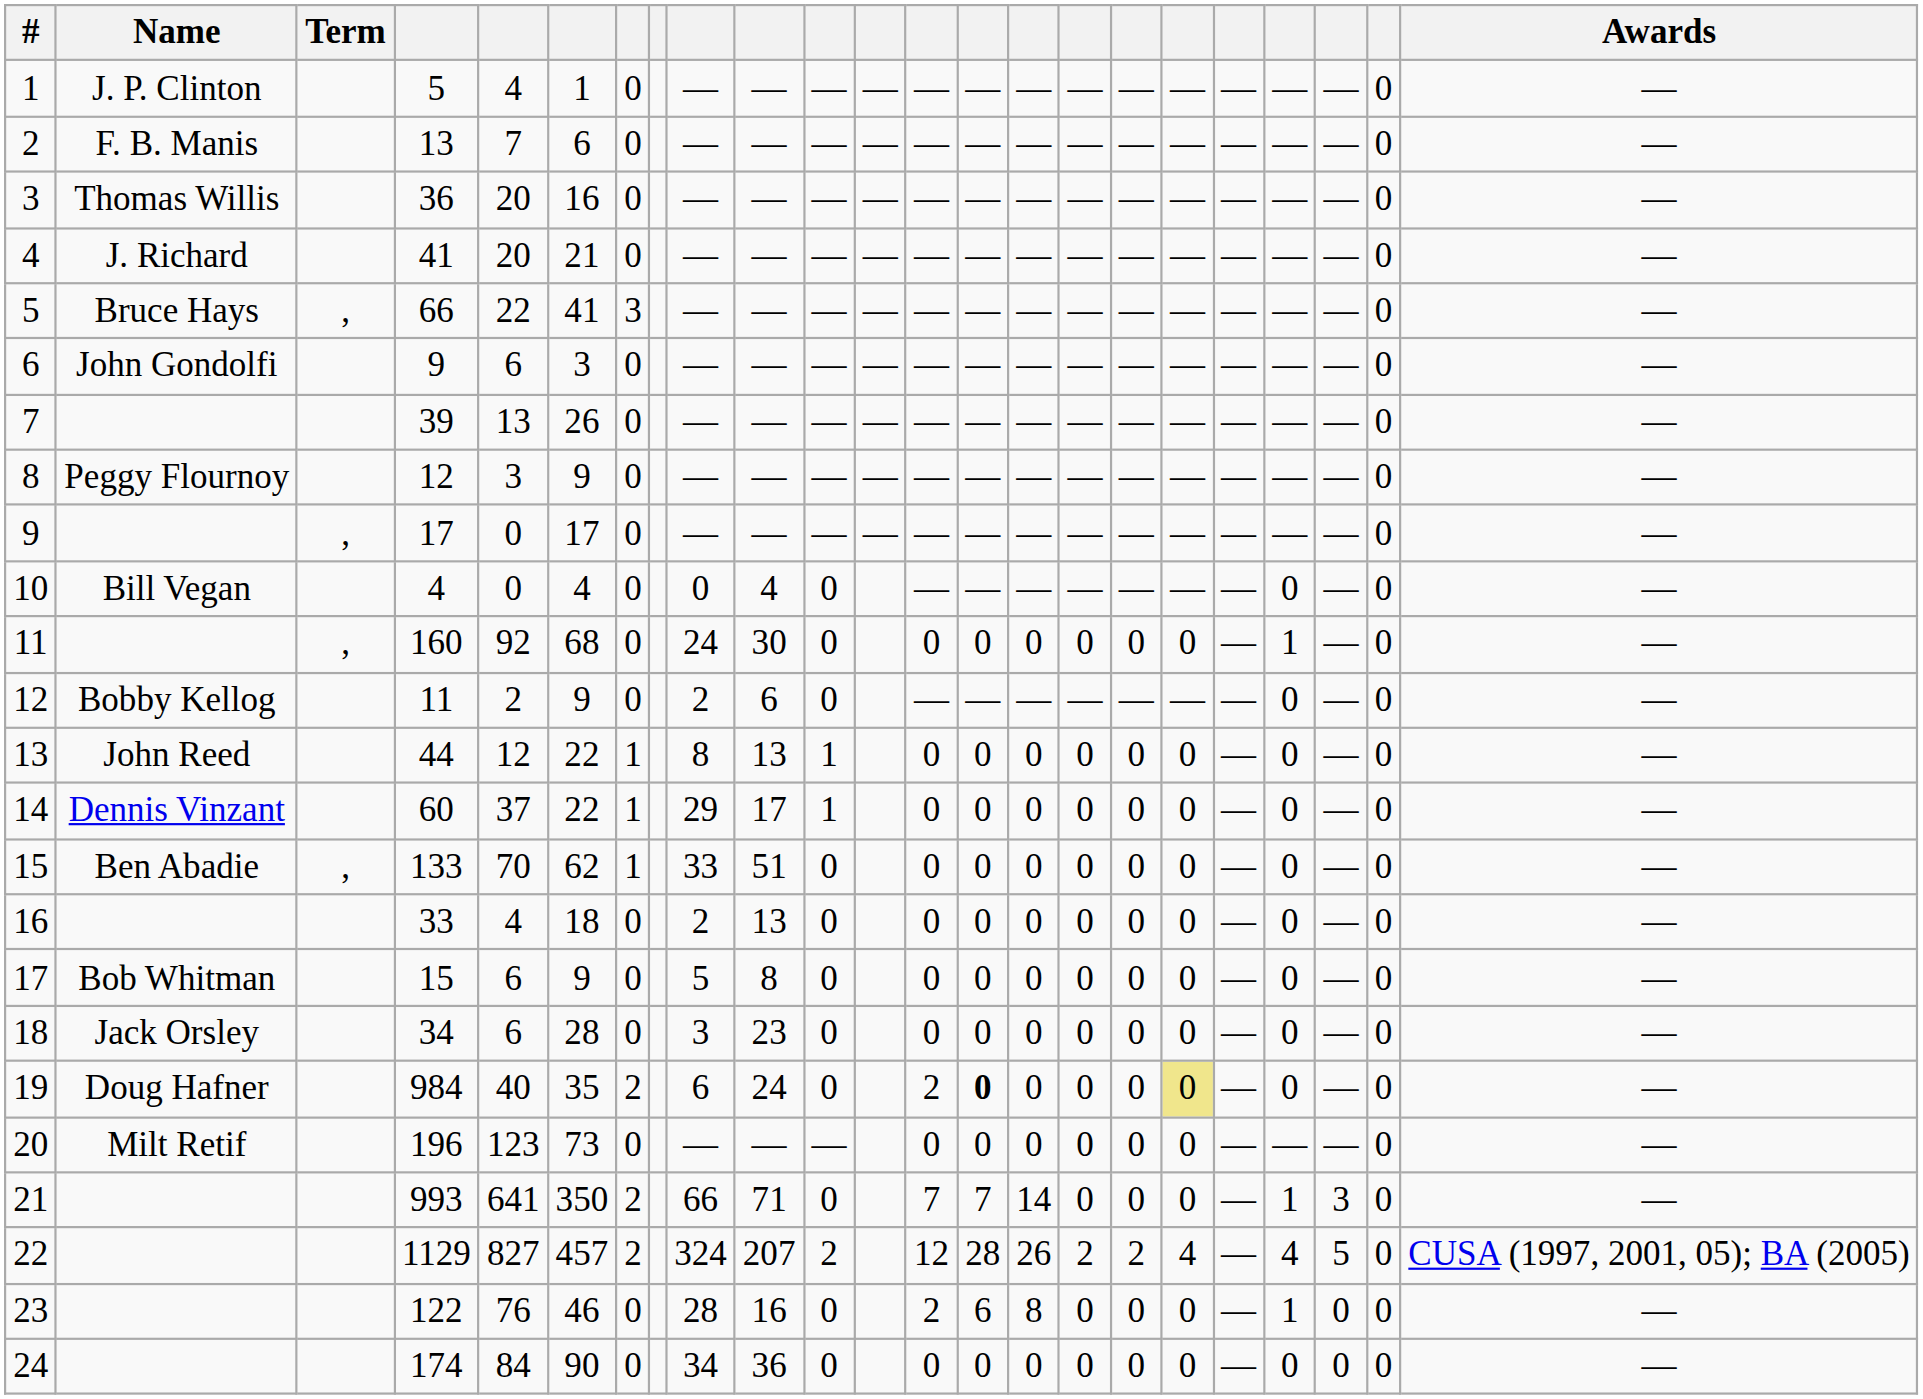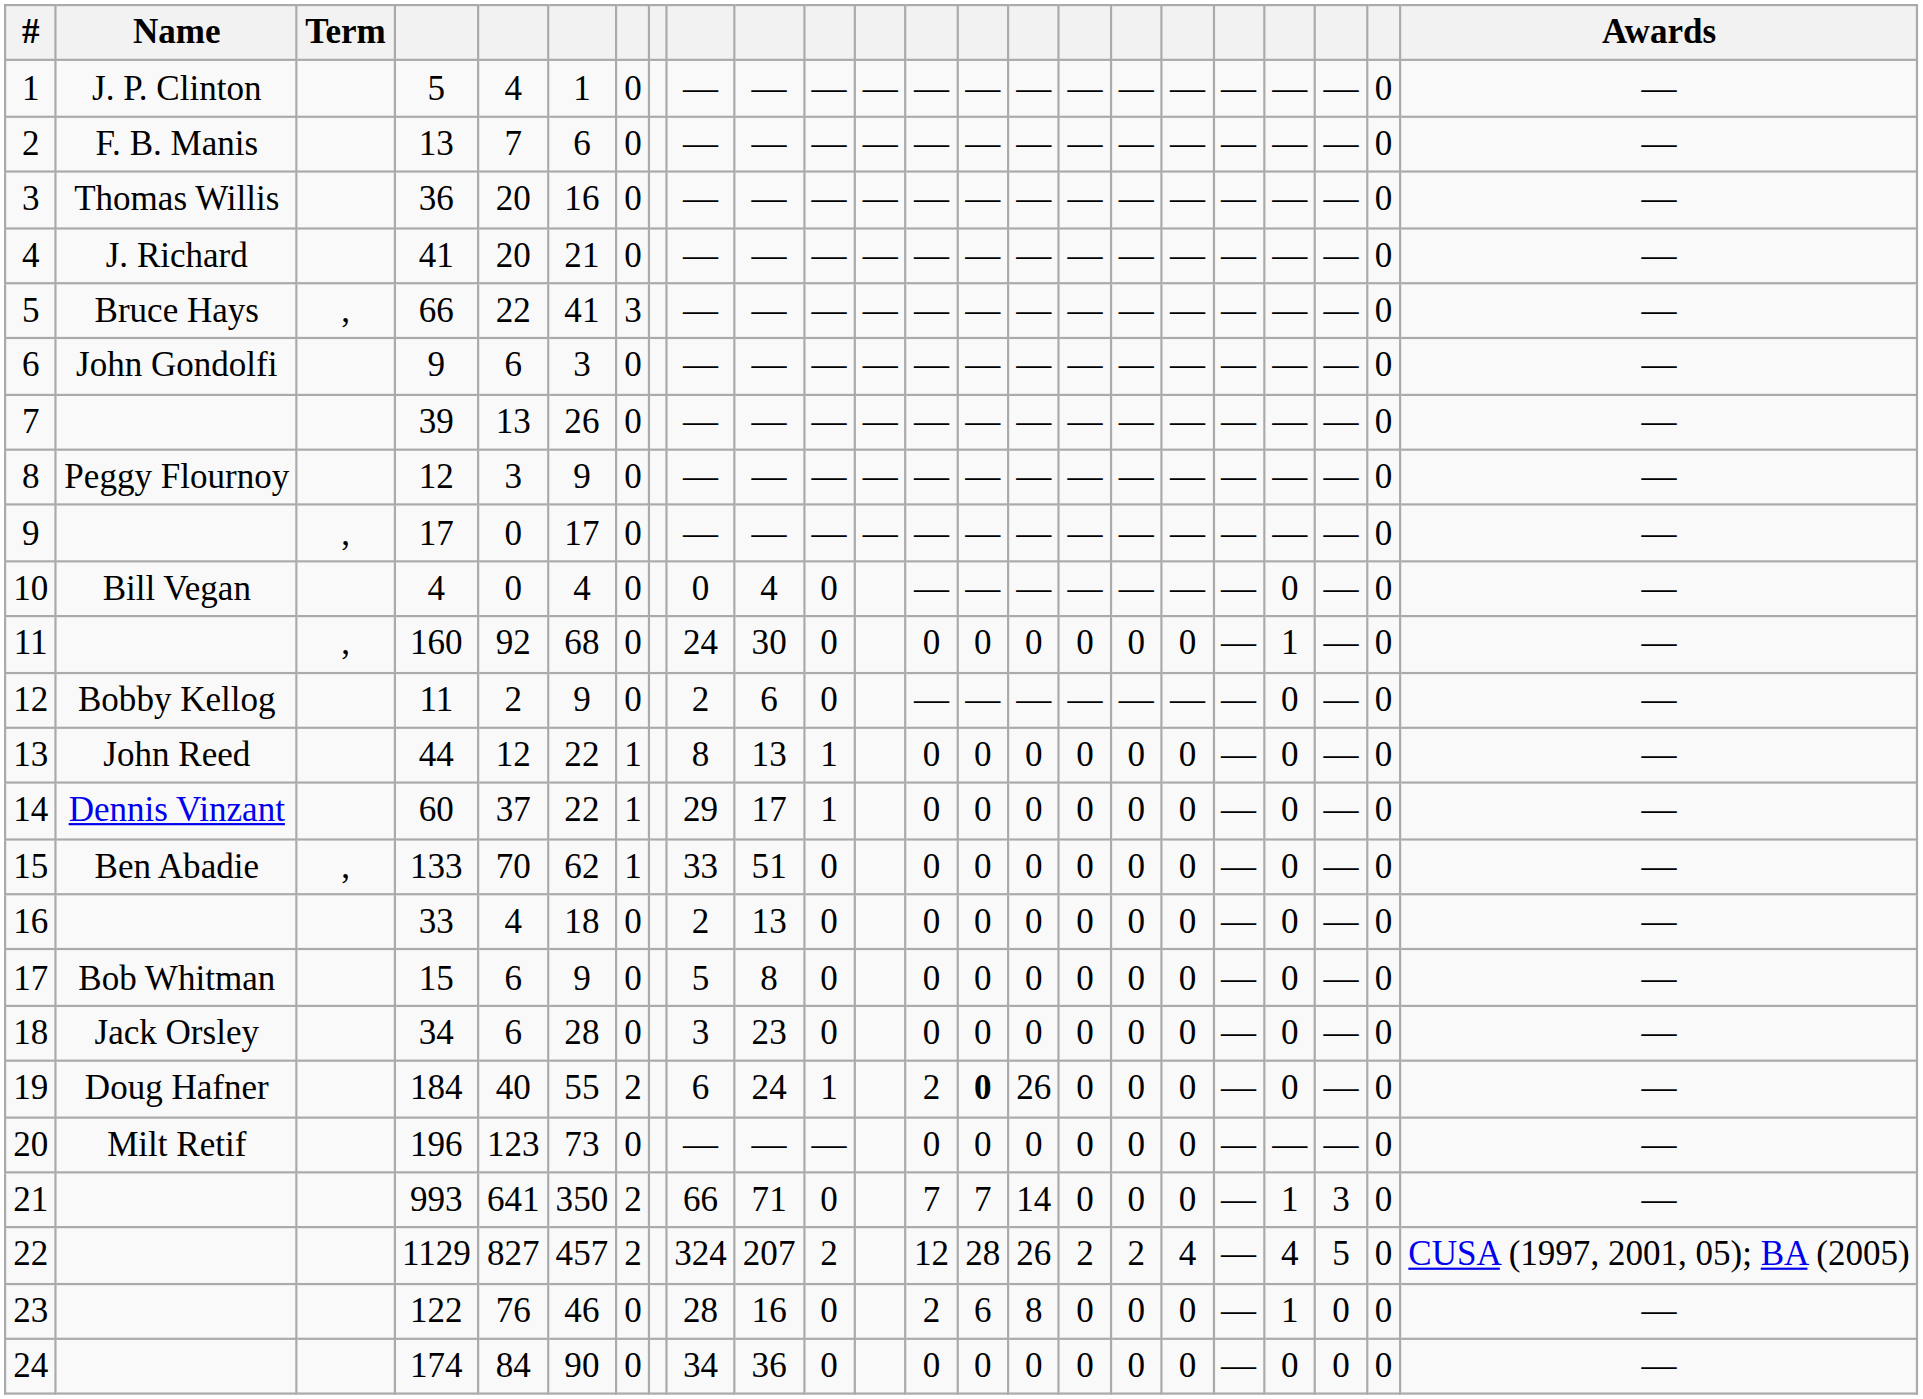(436, 1088) 984 -> (436, 1088) 184
(582, 1088) 35 -> (582, 1088) 55
(829, 1088) 0 -> (829, 1088) 1
(1034, 1088) 0 -> (1034, 1088) 26
(1187, 1088) khaki background -> (1187, 1088) no background
